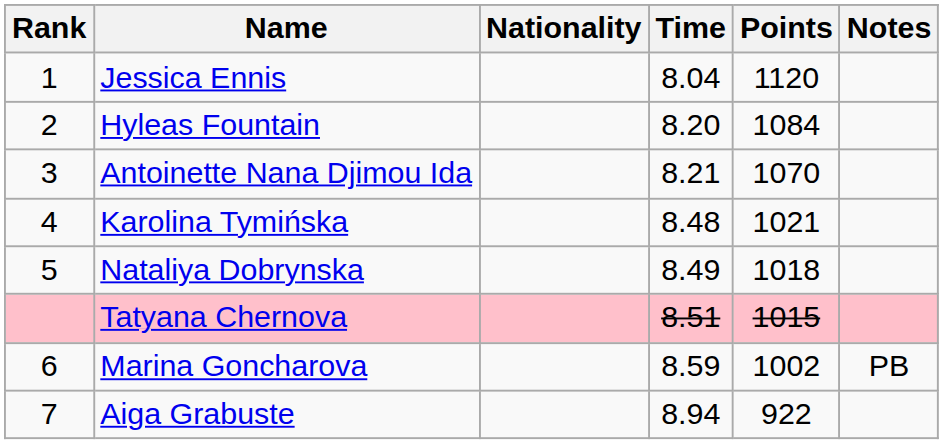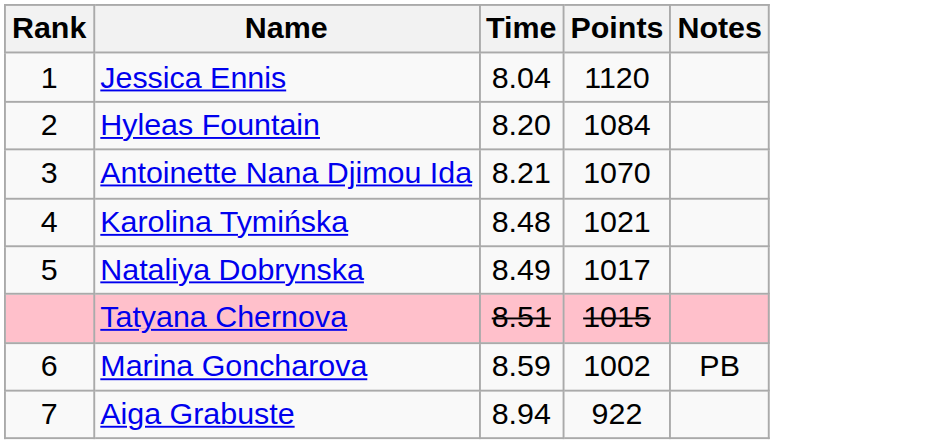- column: (564, 28)
(786, 269) 1018 -> (617, 269) 1017
